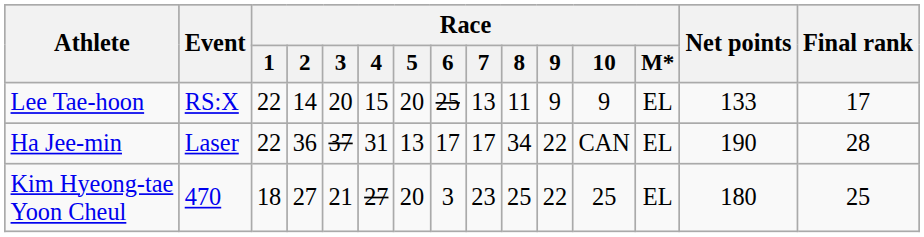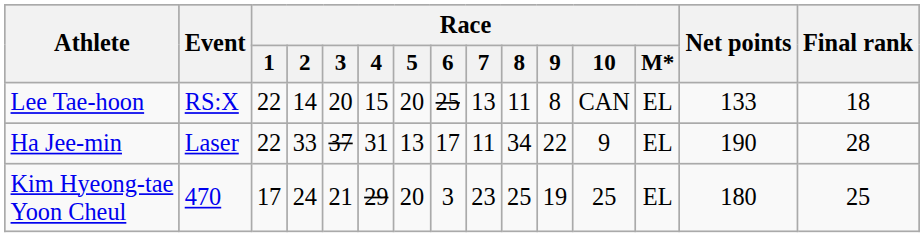(555, 103) 9 -> (555, 103) 8
(604, 103) 9 -> (604, 103) CAN
(858, 103) 17 -> (858, 103) 18
(305, 143) 36 -> (305, 143) 33
(483, 143) 17 -> (483, 143) 11
(604, 143) CAN -> (604, 143) 9
(269, 197) 18 -> (269, 197) 17
(305, 197) 27 -> (305, 197) 24
(376, 197) 27 -> (376, 197) 29
(555, 197) 22 -> (555, 197) 19
